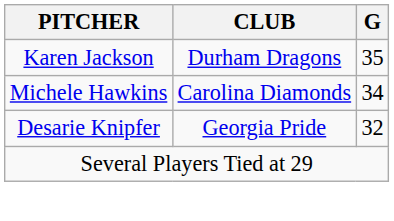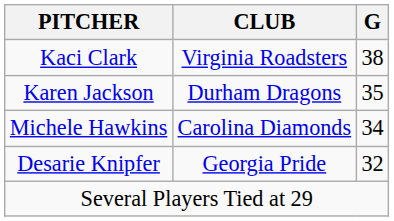+ row: (89, 57)
